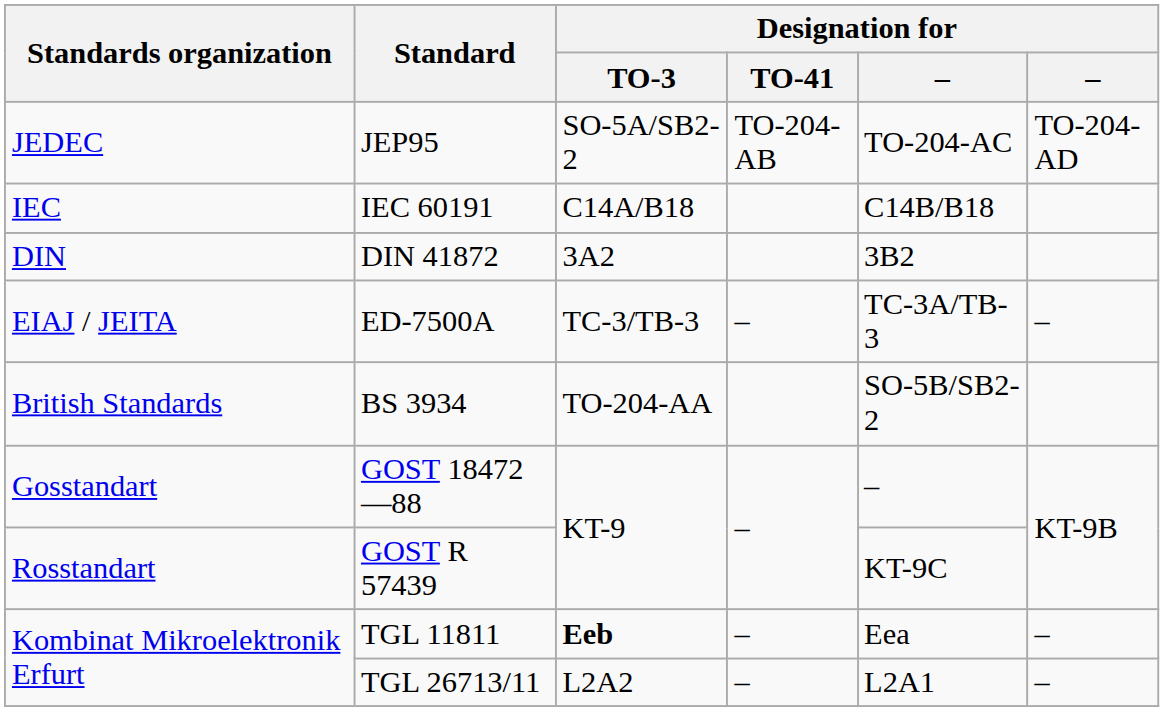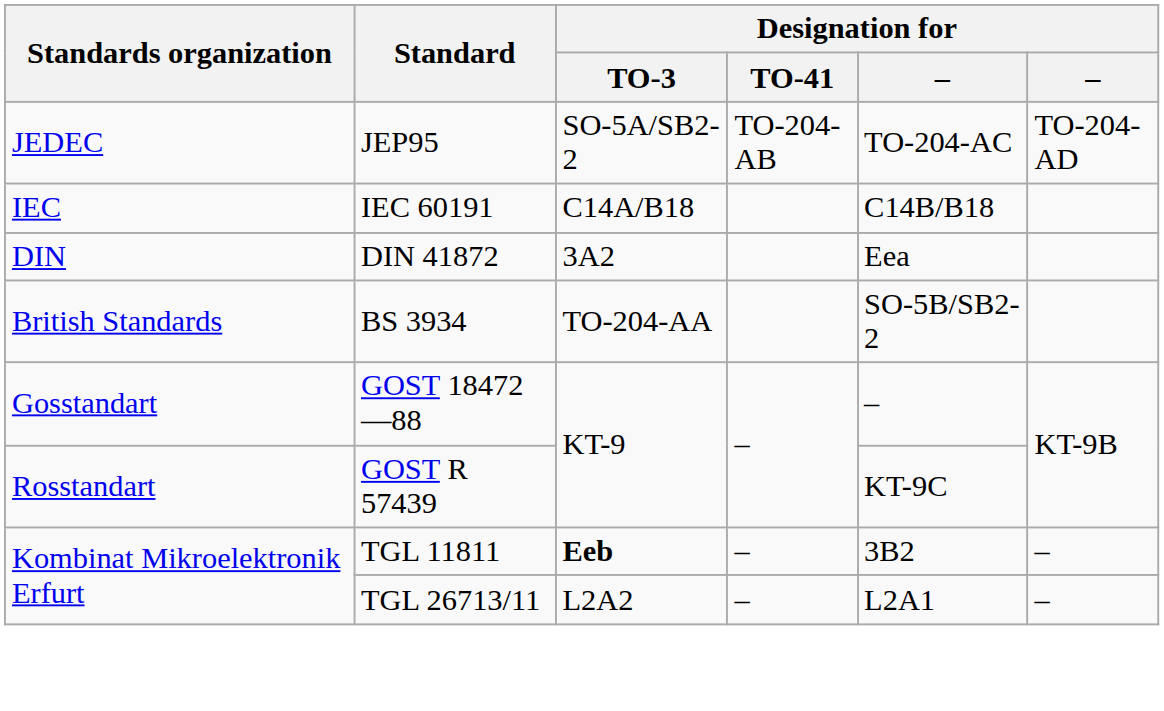(889, 255) 3B2 -> (887, 255) Eea
- row: (428, 320)
(887, 633) Eea -> (889, 551) 3B2
